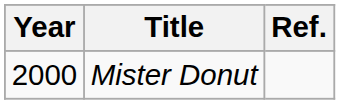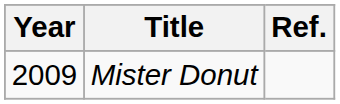(44, 74) 2000 -> (44, 74) 2009
